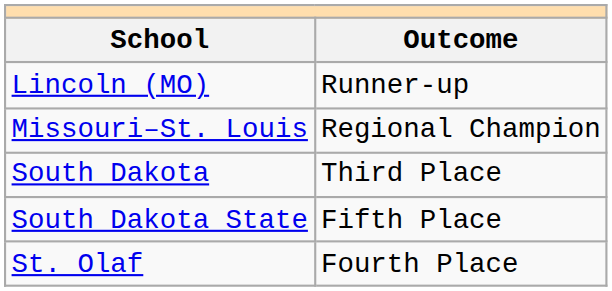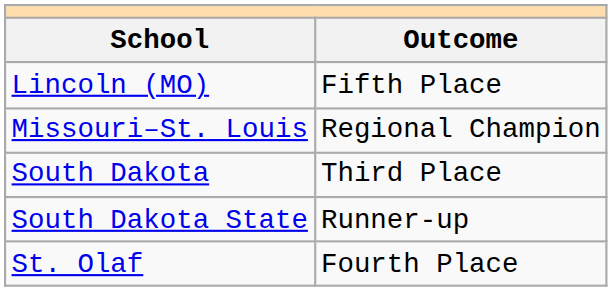(395, 85) Runner-up -> (412, 85) Fifth Place
(412, 219) Fifth Place -> (395, 219) Runner-up
